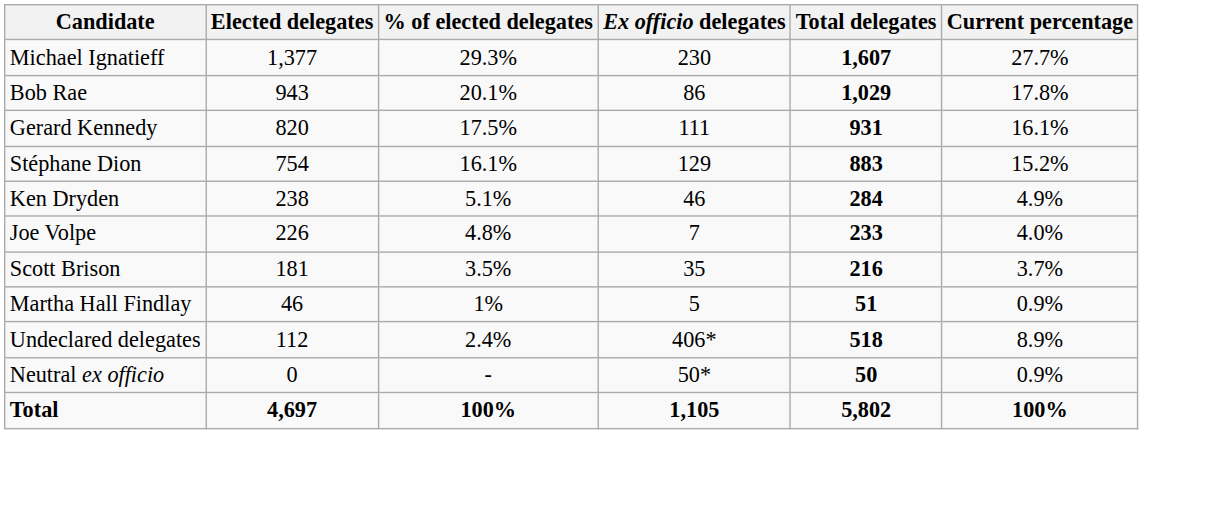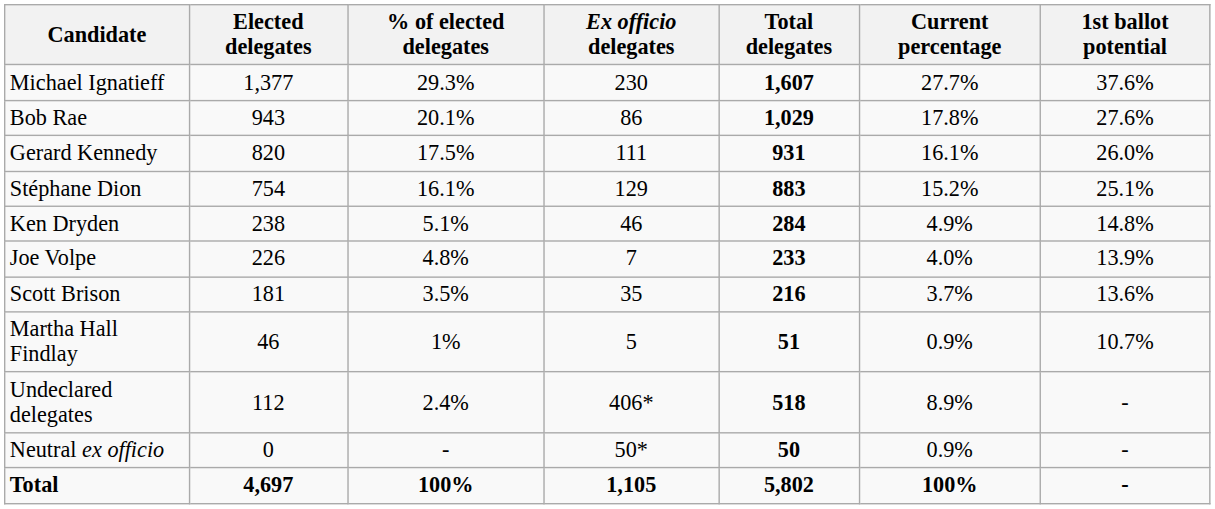+ column: (1125, 34)
